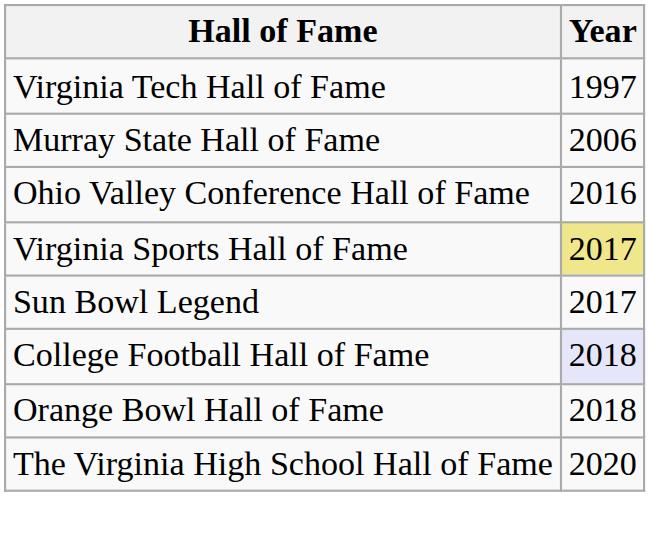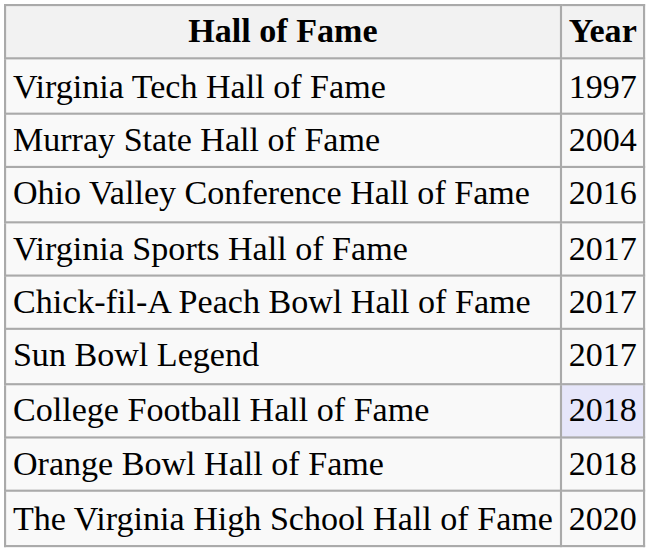(603, 139) 2006 -> (603, 139) 2004
(603, 247) khaki background -> (603, 247) no background
+ row: (272, 301)
